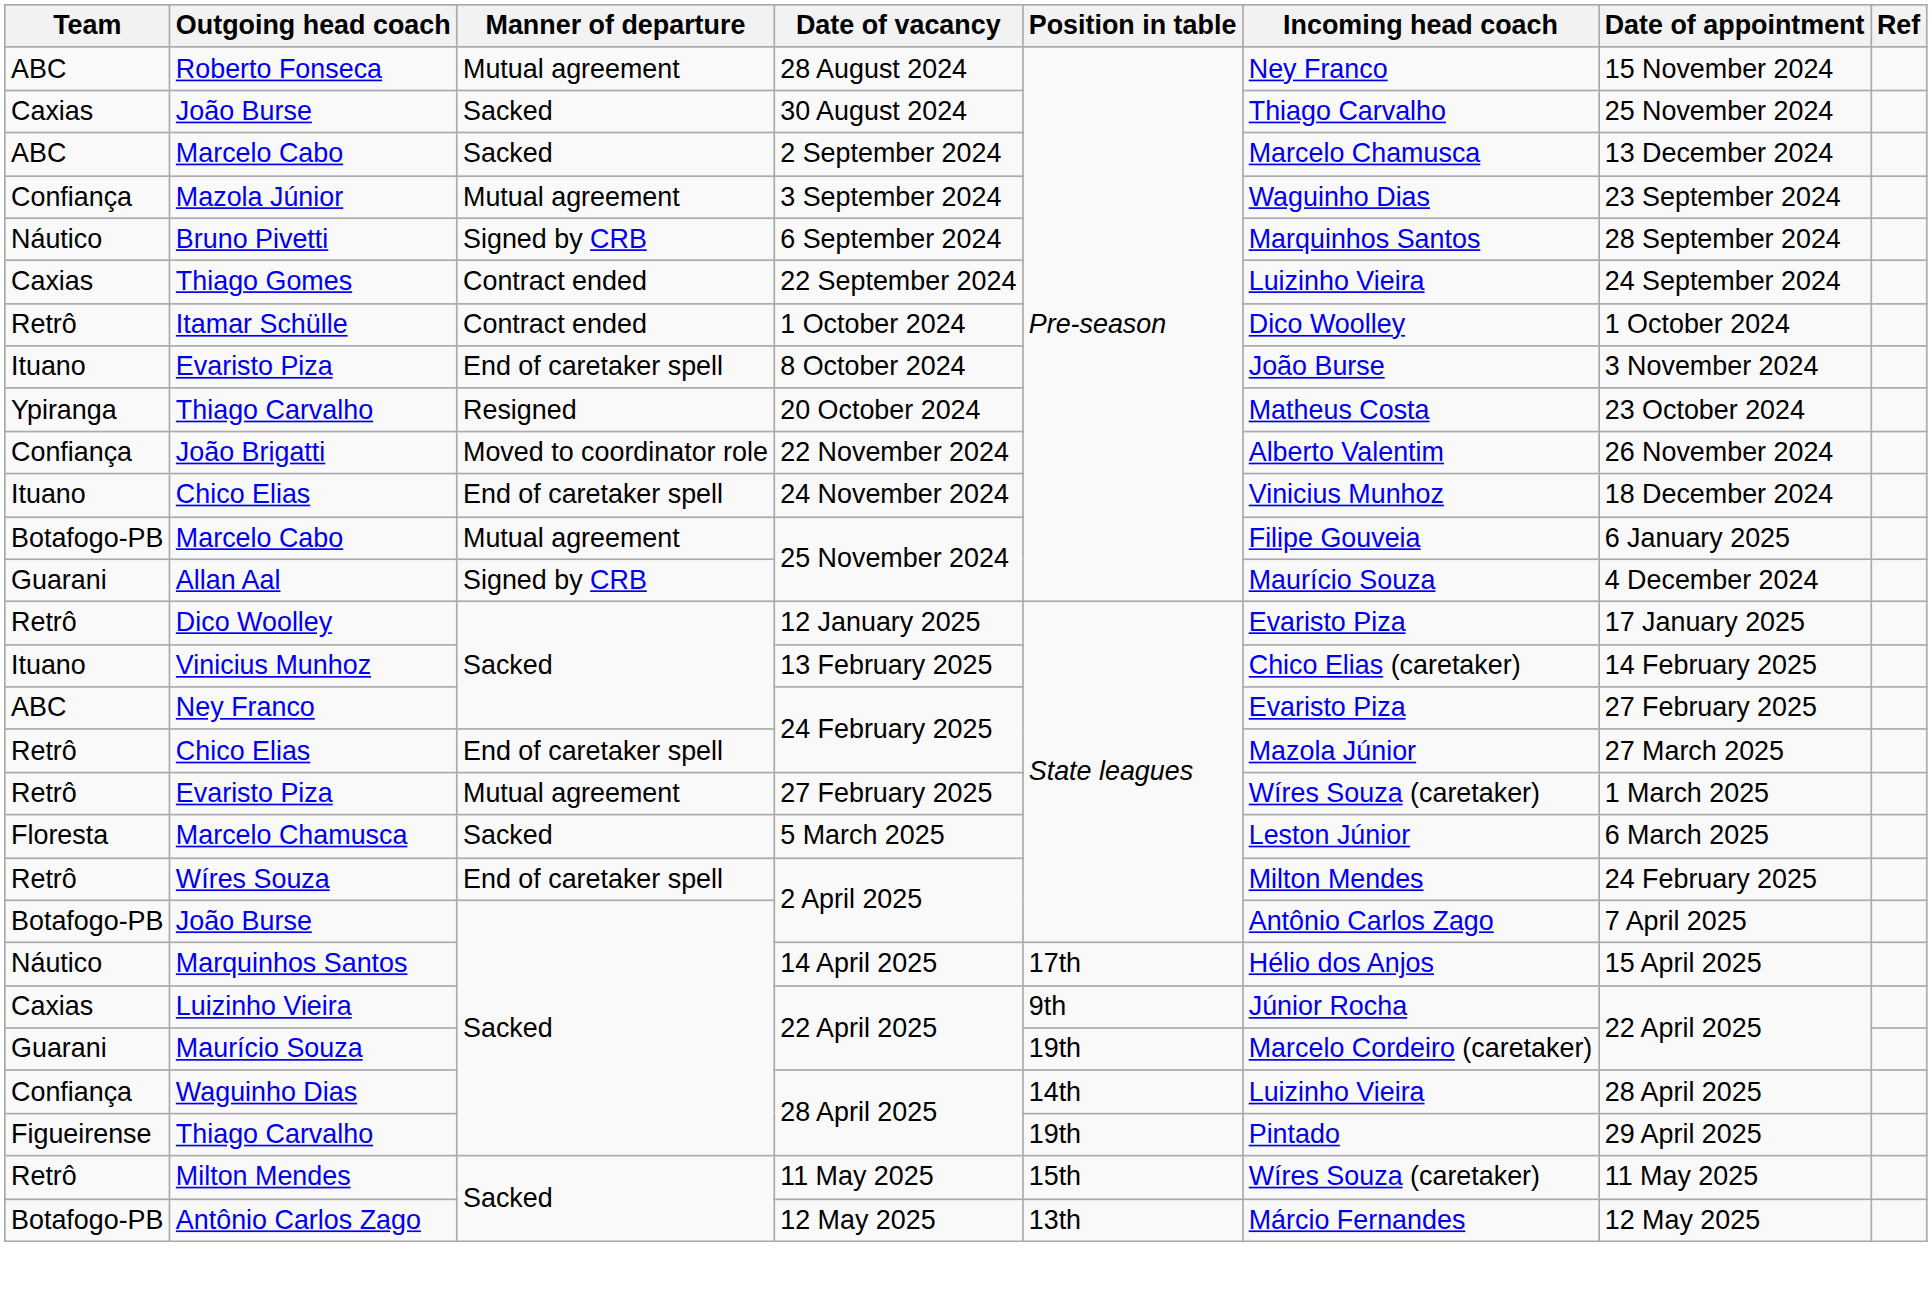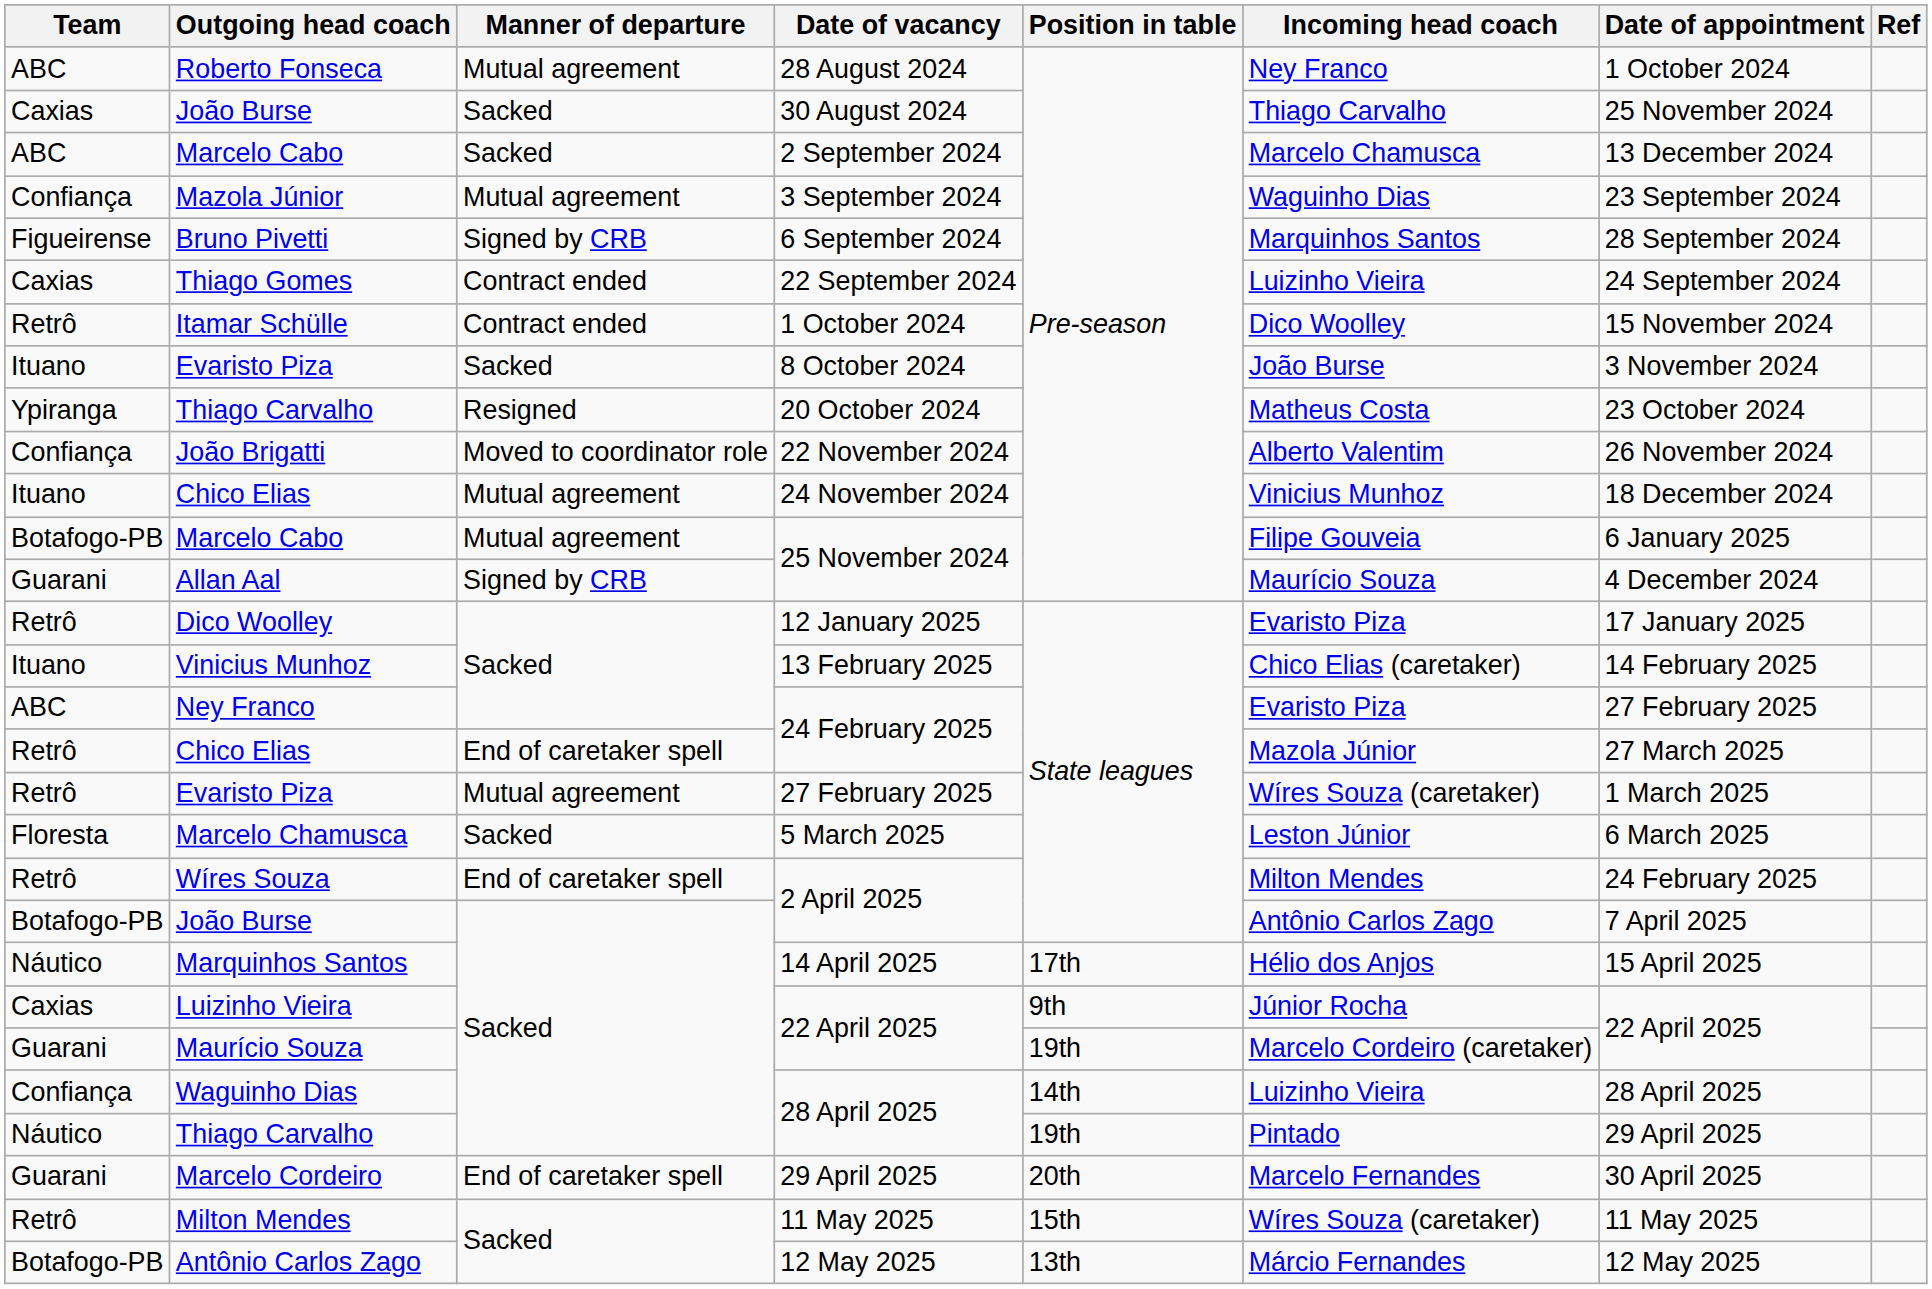(1719, 68) 15 November 2024 -> (1697, 68) 1 October 2024
(57, 238) Náutico -> (81, 238) Figueirense
(1697, 324) 1 October 2024 -> (1719, 324) 15 November 2024
(593, 366) End of caretaker spell -> (508, 366) Sacked
(593, 494) End of caretaker spell -> (571, 494) Mutual agreement
(81, 1134) Figueirense -> (57, 1134) Náutico
+ row: (279, 1176)
